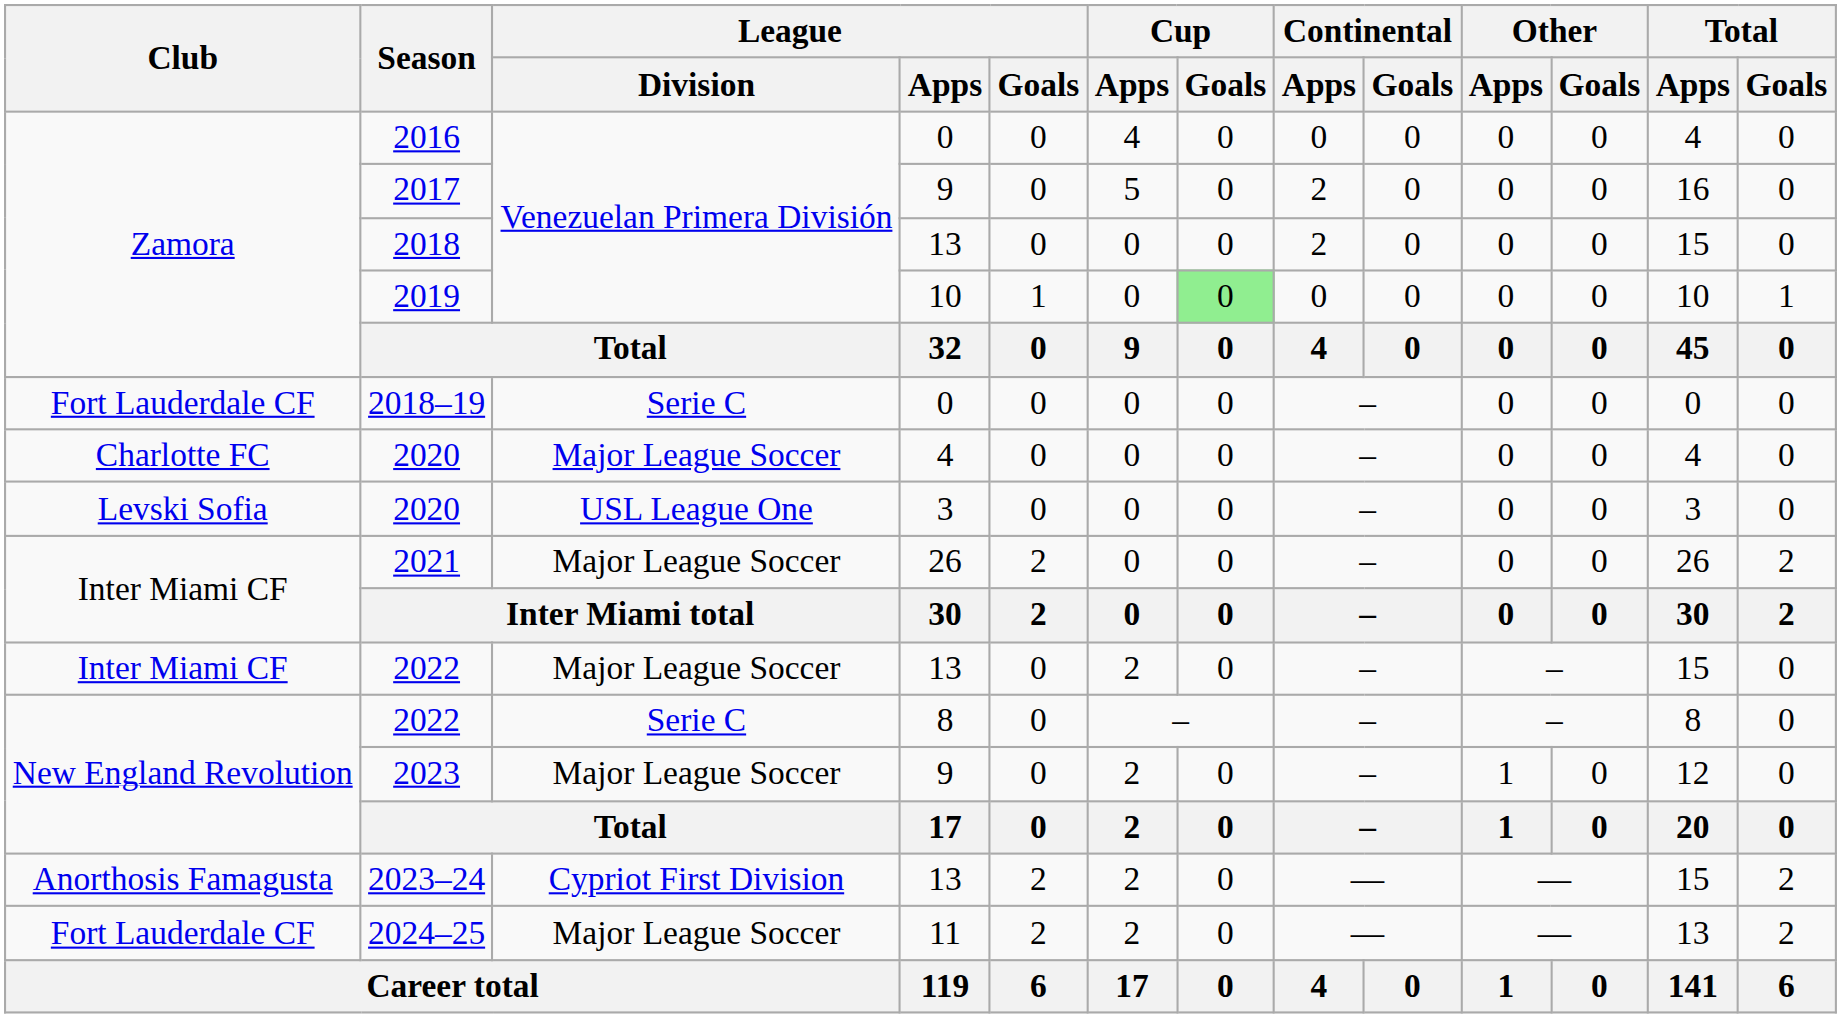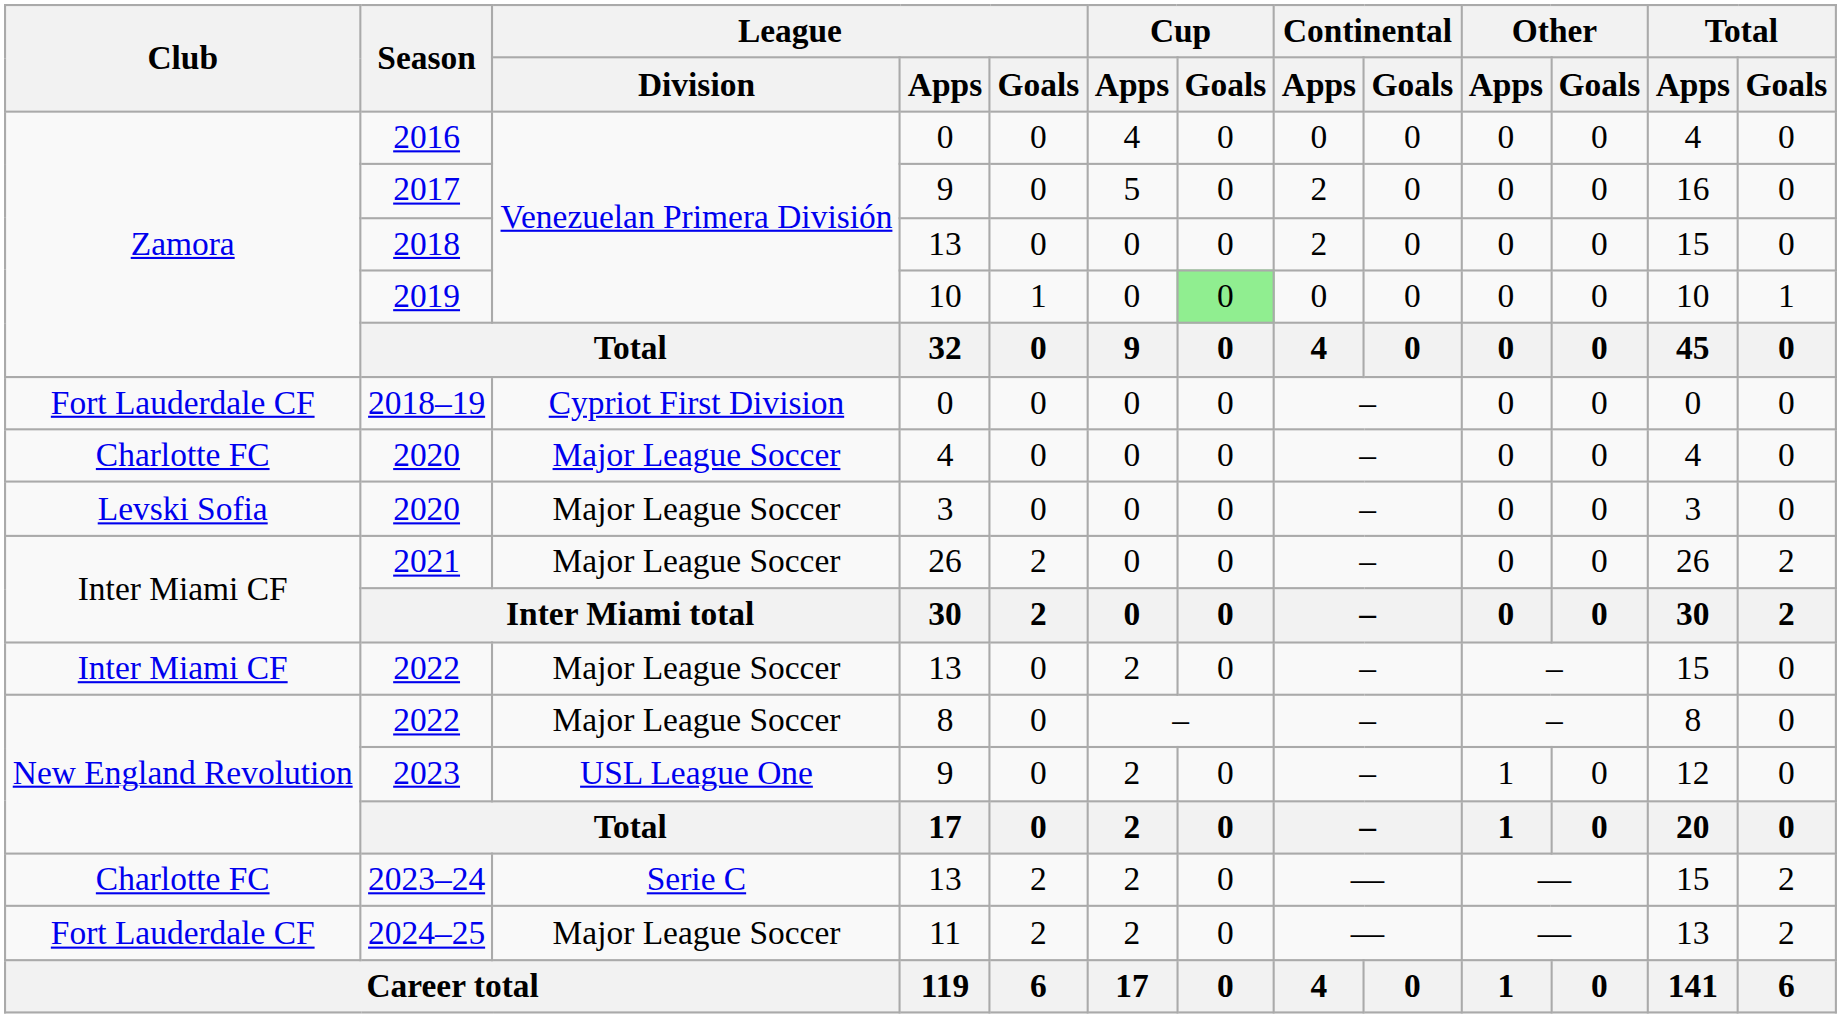(696, 402) Serie C -> (696, 402) Cypriot First Division
(696, 508) USL League One -> (696, 508) Major League Soccer
(696, 720) Serie C -> (696, 720) Major League Soccer
(696, 773) Major League Soccer -> (696, 773) USL League One
(183, 879) Anorthosis Famagusta -> (183, 879) Charlotte FC
(696, 879) Cypriot First Division -> (696, 879) Serie C
